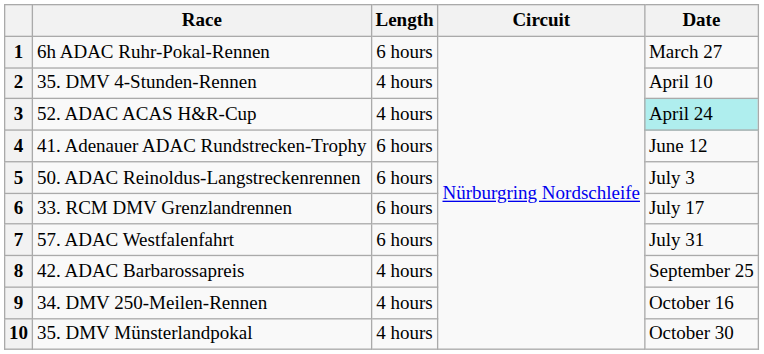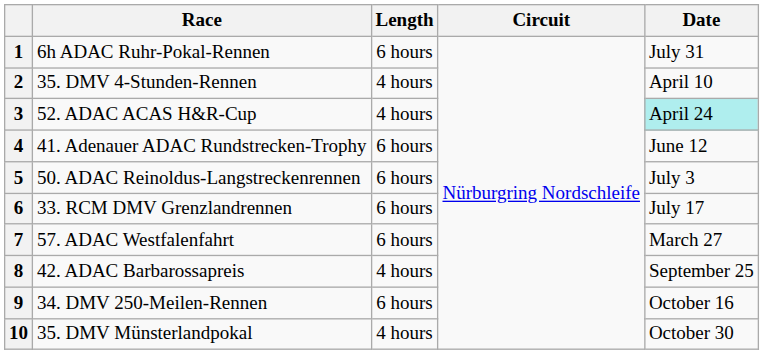(686, 51) March 27 -> (677, 51) July 31
(677, 240) July 31 -> (686, 240) March 27
(405, 302) 4 hours -> (405, 302) 6 hours
